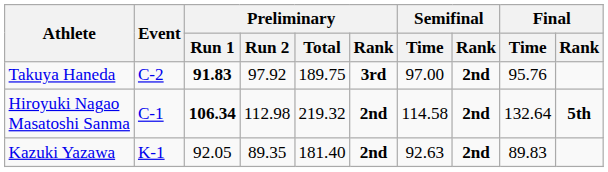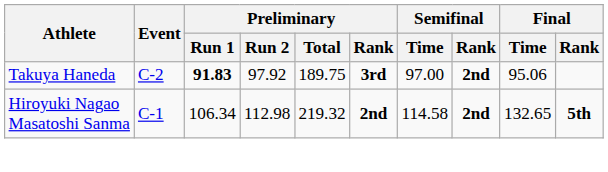(528, 75) 95.76 -> (528, 75) 95.06
(212, 113) bold -> (212, 113) normal
(528, 113) 132.64 -> (528, 113) 132.65
- row: (62, 152)
